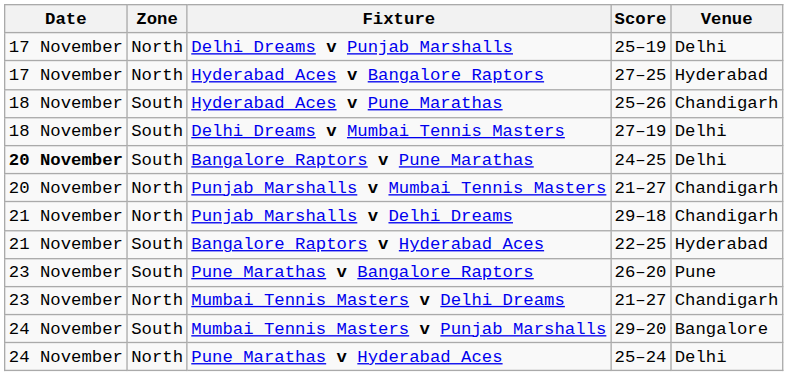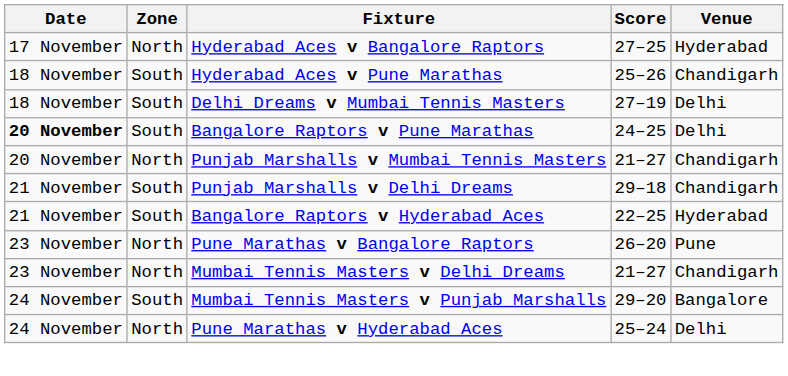- row: (352, 47)
(157, 216) North -> (157, 188) South
(157, 272) South -> (157, 244) North
